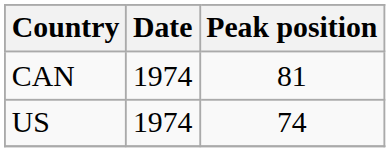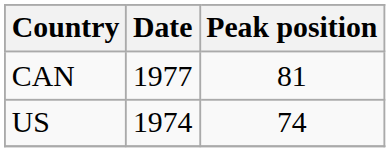(163, 75) 1974 -> (163, 75) 1977
